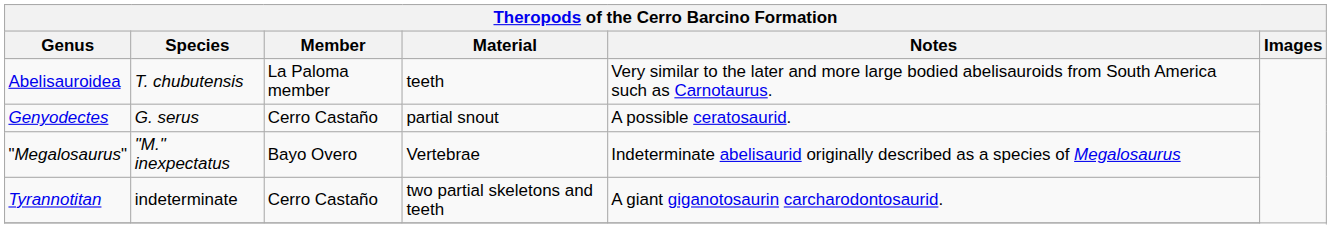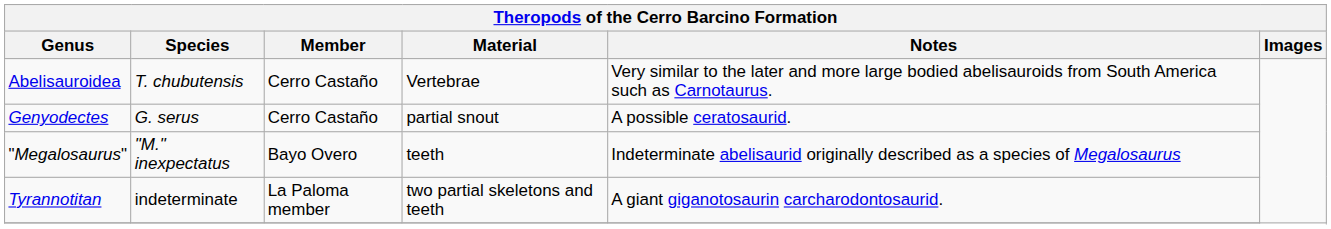(308, 81) La Paloma member -> (323, 81) Cerro Castaño
(425, 81) teeth -> (443, 81) Vertebrae
(443, 154) Vertebrae -> (425, 154) teeth
(323, 200) Cerro Castaño -> (308, 200) La Paloma member
